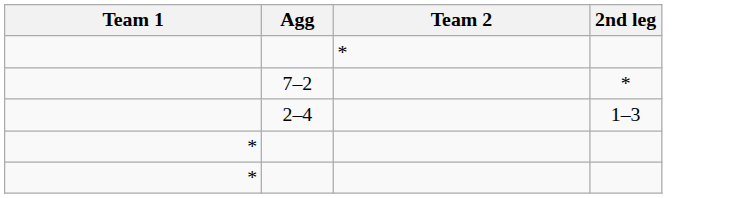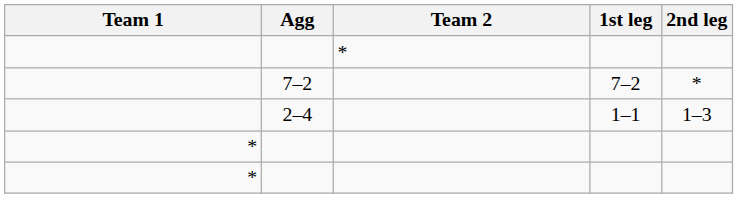+ column: (626, 20)
